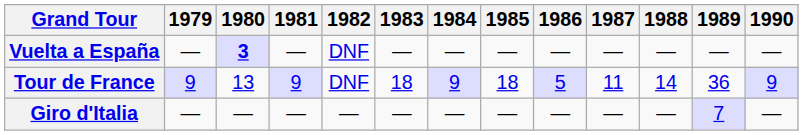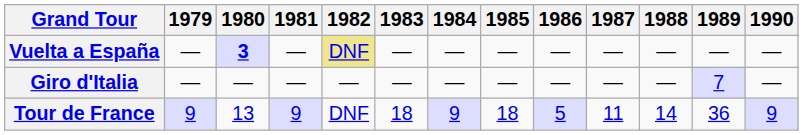(349, 51) no background -> (349, 51) khaki background
rows swapped: (84, 113) <-> (84, 82)
